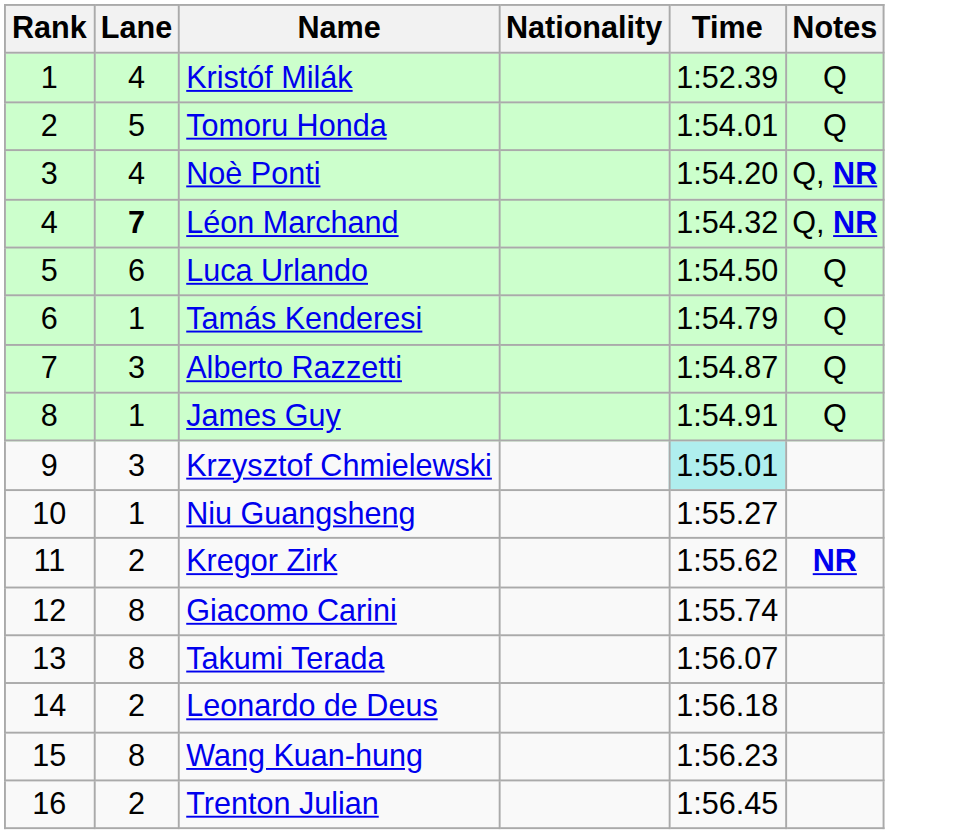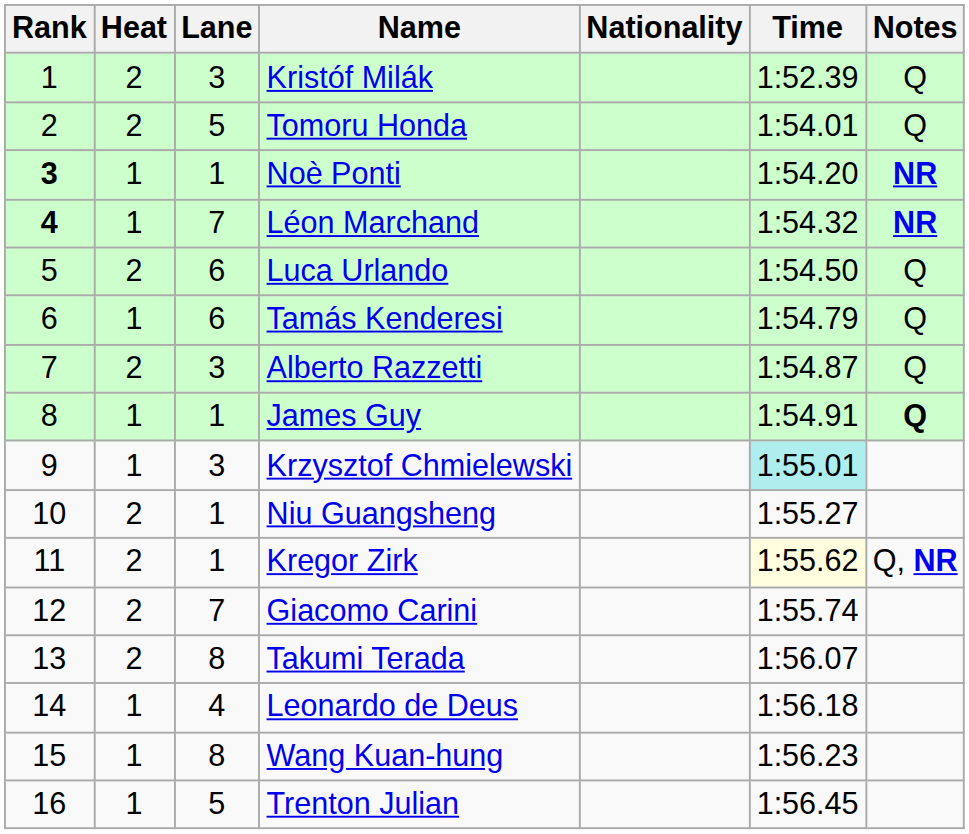+ column: (134, 28)
(136, 77) 4 -> (217, 77) 3
(49, 174) normal -> (49, 174) bold
(136, 174) 4 -> (217, 174) 1
(835, 174) Q, NR -> (915, 174) NR
(49, 222) normal -> (49, 222) bold
(136, 222) bold -> (217, 222) normal
(835, 222) Q, NR -> (915, 222) NR
(136, 319) 1 -> (217, 319) 6
(835, 416) normal -> (915, 416) bold
(136, 561) 2 -> (217, 561) 1
(727, 561) no background -> (808, 561) lightyellow background
(835, 561) NR -> (915, 561) Q, NR
(136, 610) 8 -> (217, 610) 7
(136, 707) 2 -> (217, 707) 4
(136, 804) 2 -> (217, 804) 5
